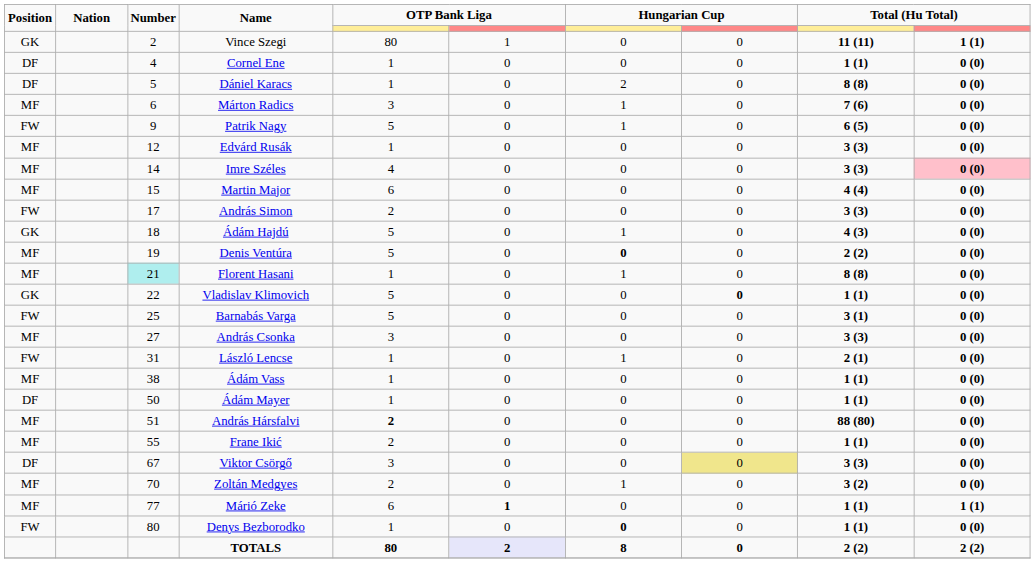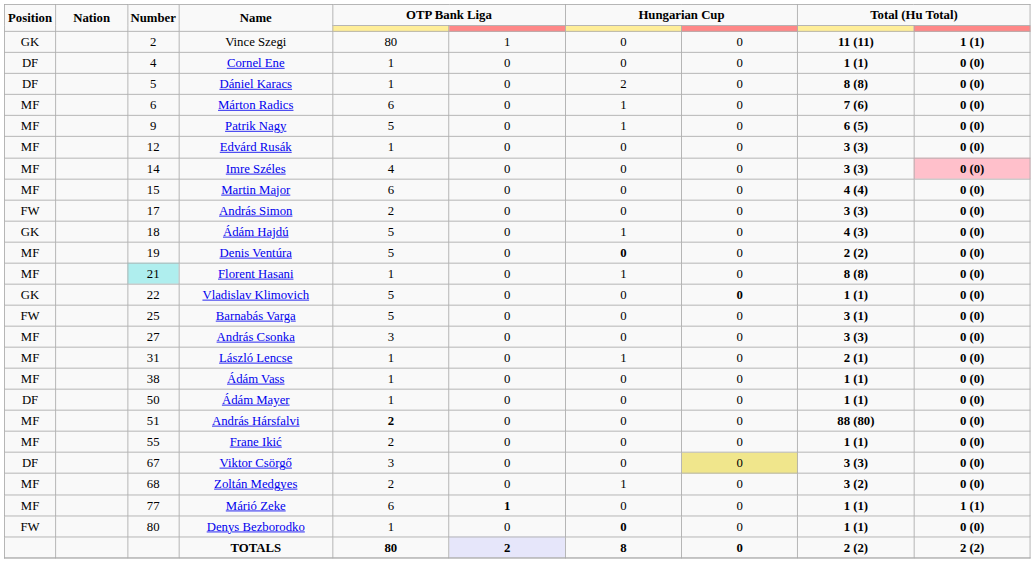(391, 105) 3 -> (391, 105) 6
(30, 126) FW -> (30, 126) MF
(30, 357) FW -> (30, 357) MF
(153, 484) 70 -> (153, 484) 68
